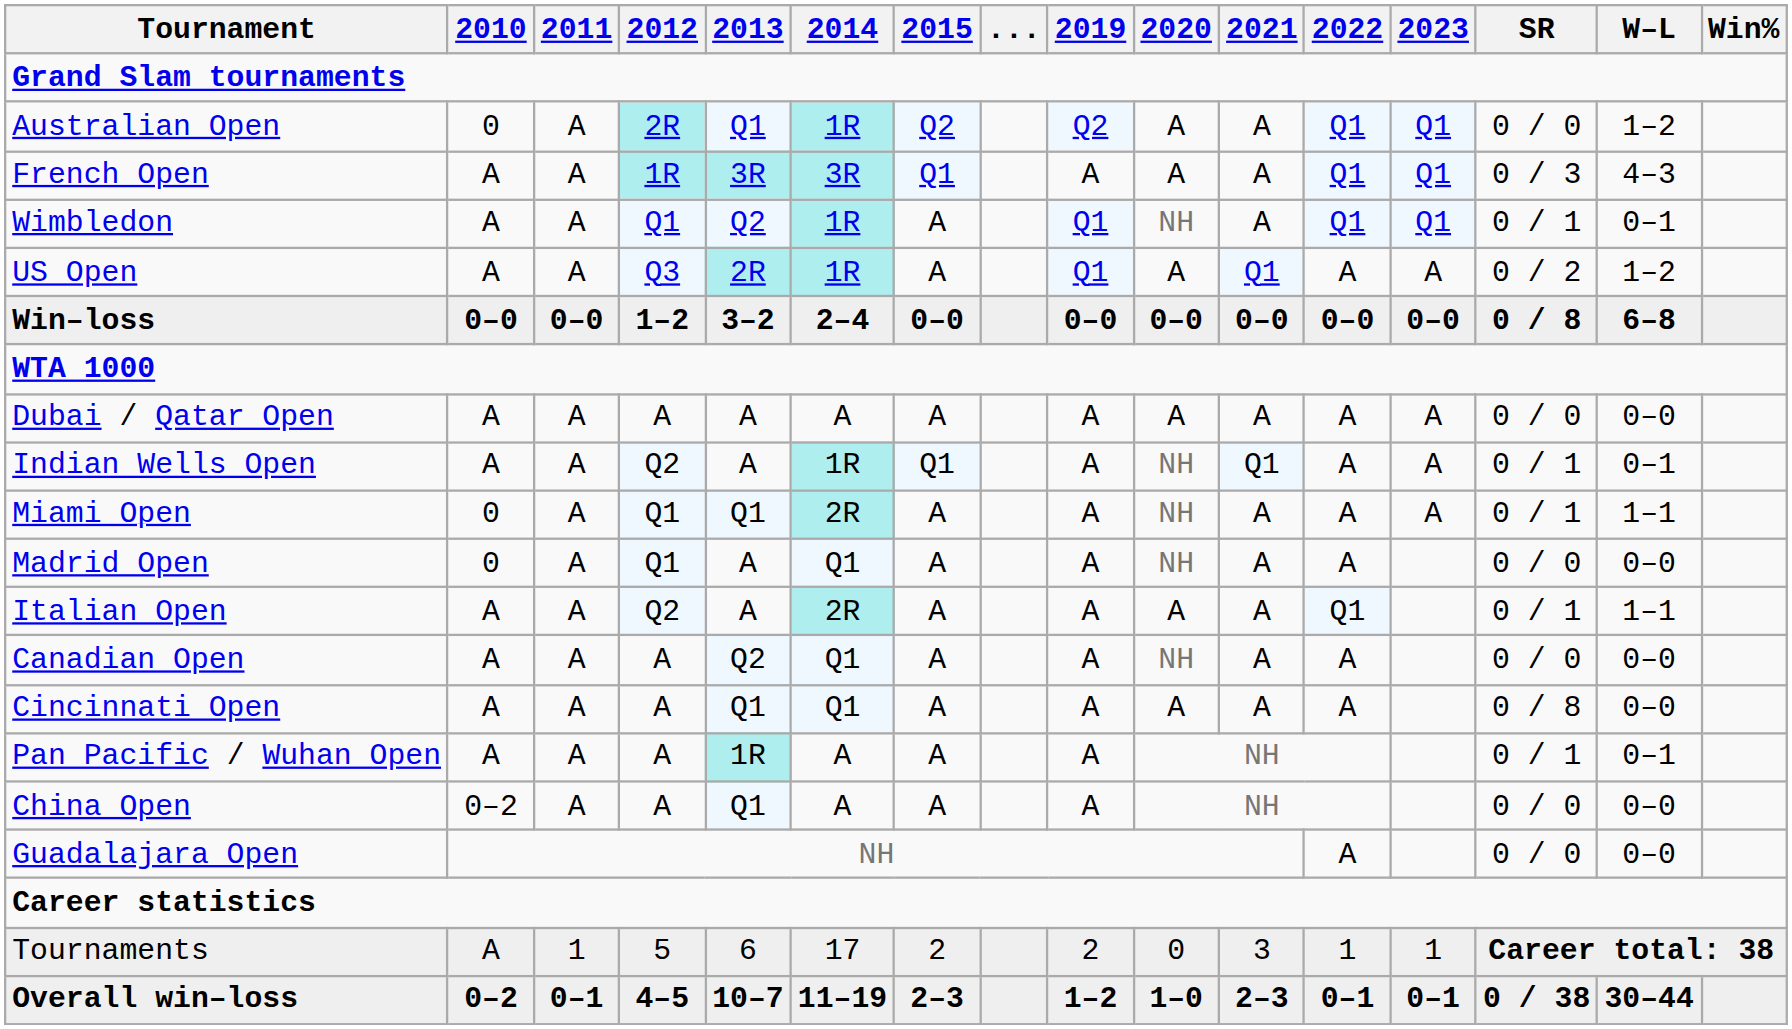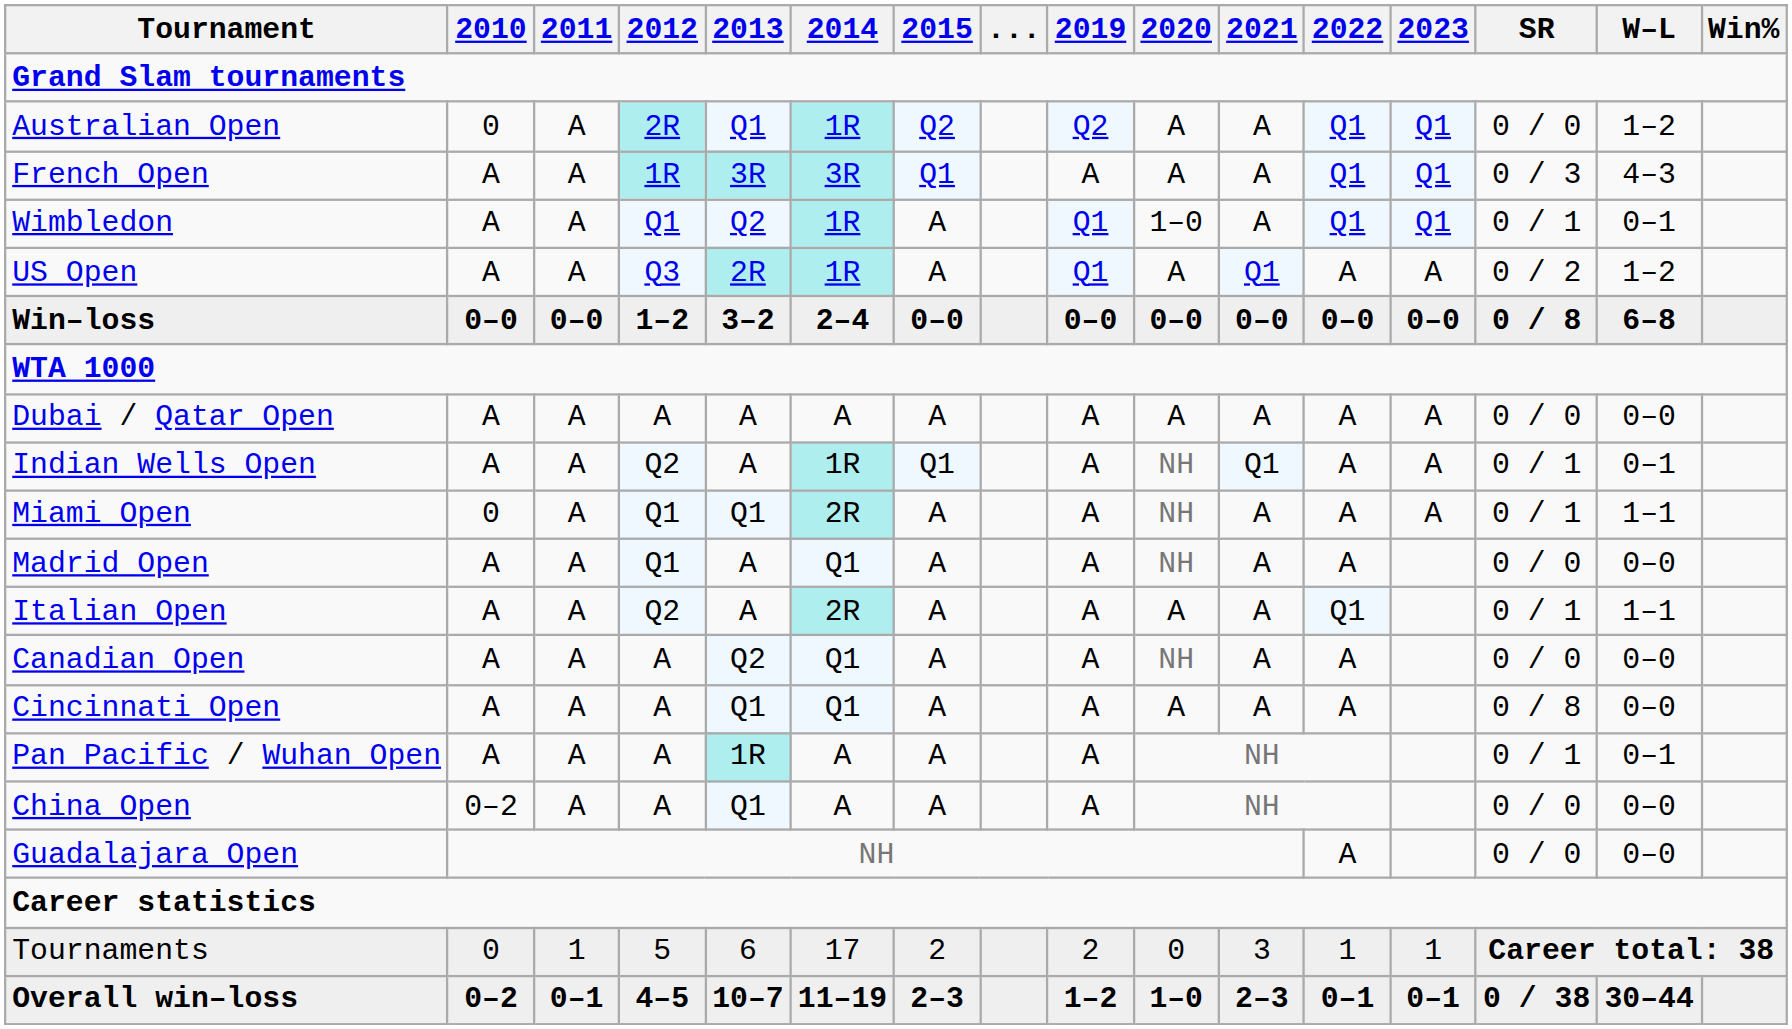(1176, 223) NH -> (1176, 223) 1–0
(491, 563) 0 -> (491, 563) A
(491, 951) A -> (491, 951) 0
